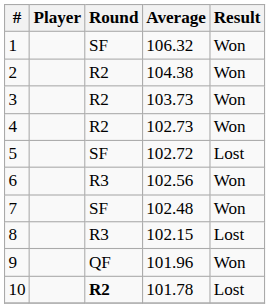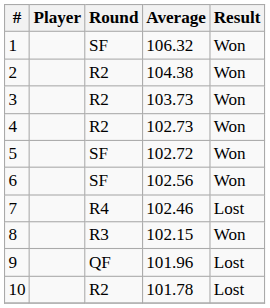(229, 153) Lost -> (230, 153) Won
(99, 180) R3 -> (98, 180) SF
(98, 208) SF -> (99, 208) R4
(170, 208) 102.48 -> (170, 208) 102.46
(230, 208) Won -> (229, 208) Lost
(229, 235) Lost -> (230, 235) Won
(230, 262) Won -> (229, 262) Lost
(99, 289) bold -> (99, 289) normal
